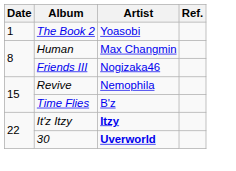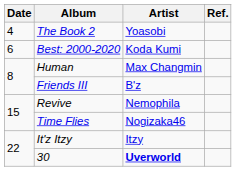(10, 31) 1 -> (10, 31) 4
+ row: (79, 49)
(130, 67) Nogizaka46 -> (133, 85) B'z
(108, 103) B'z -> (155, 121) Nogizaka46
(110, 121) bold -> (134, 139) normal
